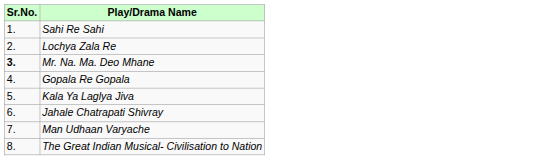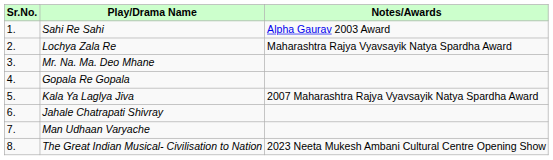+ column: (407, 12)
(11, 63) bold -> (11, 63) normal
